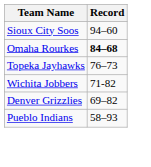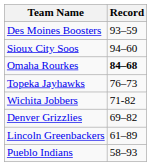+ row: (54, 30)
+ row: (56, 135)
